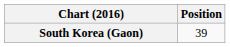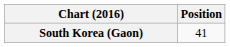(201, 33) 39 -> (201, 33) 41
